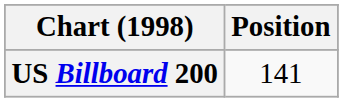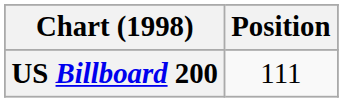(281, 73) 141 -> (281, 73) 111
